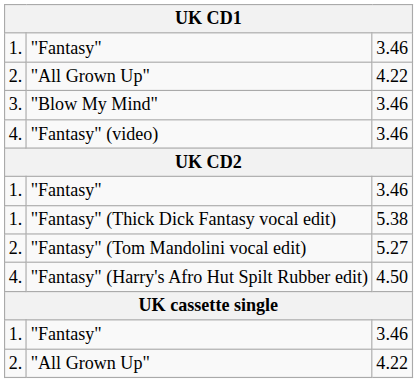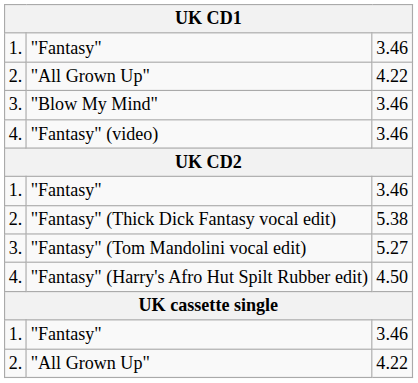(16, 219) 1. -> (16, 219) 2.
(16, 248) 2. -> (16, 248) 3.
